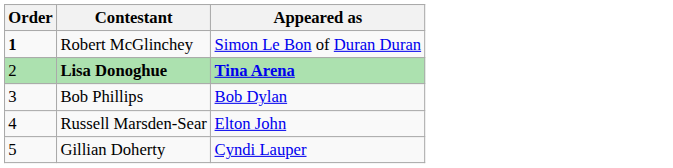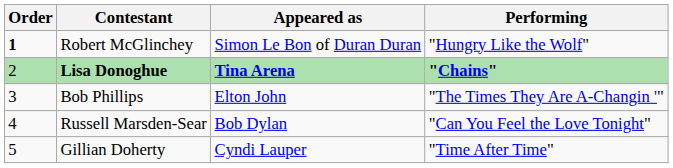+ column: (546, 17)
(251, 96) Bob Dylan -> (250, 96) Elton John
(250, 123) Elton John -> (251, 123) Bob Dylan
